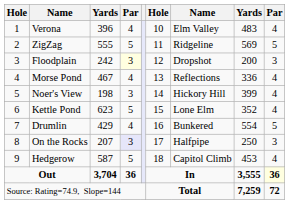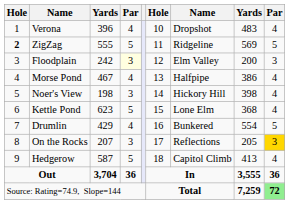(196, 28) Elm Valley -> (192, 28) Dropshot
(17, 45) normal -> (17, 45) bold
(192, 61) Dropshot -> (196, 61) Elm Valley
(197, 77) Reflections -> (191, 77) Halfpipe
(249, 77) 336 -> (249, 77) 386
(249, 93) 399 -> (249, 93) 398
(249, 110) 352 -> (249, 110) 368
(131, 142) lavender background -> (131, 142) no background
(191, 142) Halfpipe -> (197, 142) Reflections
(249, 142) 250 -> (249, 142) 205
(275, 142) no background -> (275, 142) gold background
(249, 158) 453 -> (249, 158) 413
(275, 175) lightyellow background -> (275, 175) no background
(275, 191) no background -> (275, 191) lightgreen background
